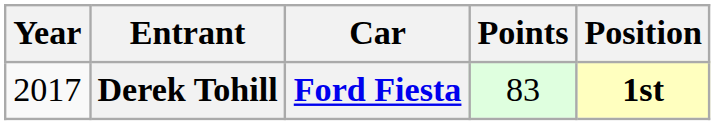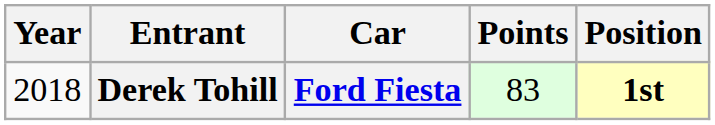(47, 89) 2017 -> (47, 89) 2018
